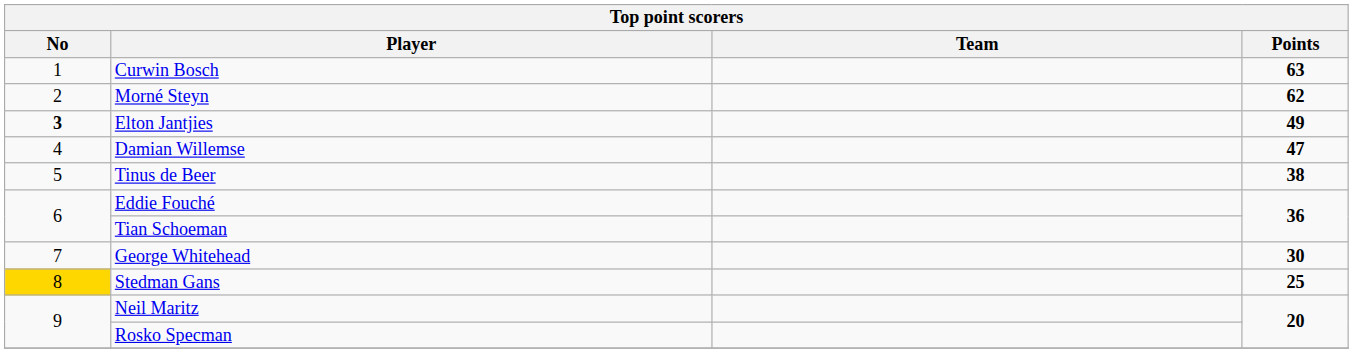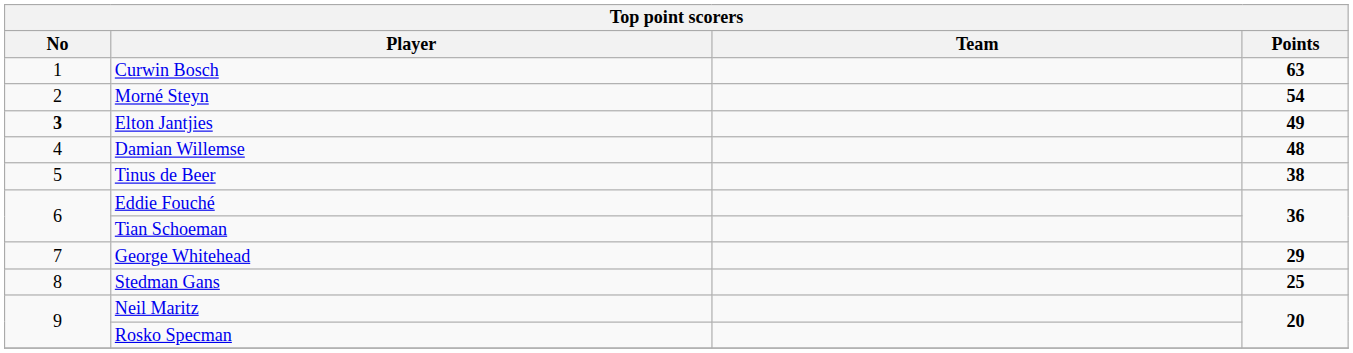(1296, 96) 62 -> (1296, 96) 54
(1296, 149) 47 -> (1296, 149) 48
(1296, 255) 30 -> (1296, 255) 29
(58, 281) gold background -> (58, 281) no background
